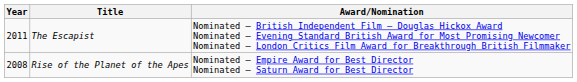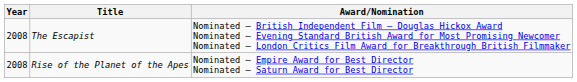(17, 36) 2011 -> (17, 36) 2008
